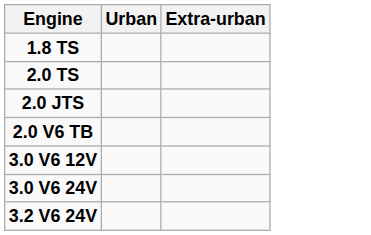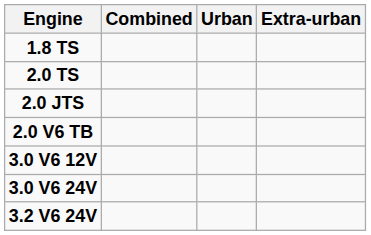+ column: (149, 19)
